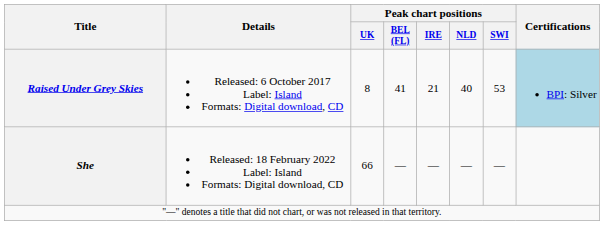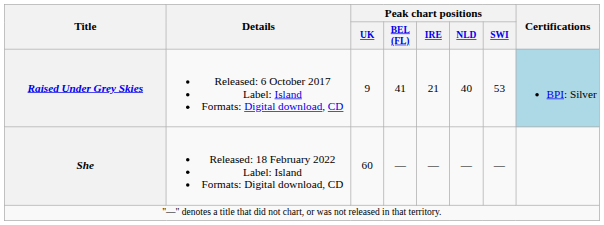(367, 88) 8 -> (367, 88) 9
(367, 166) 66 -> (367, 166) 60
